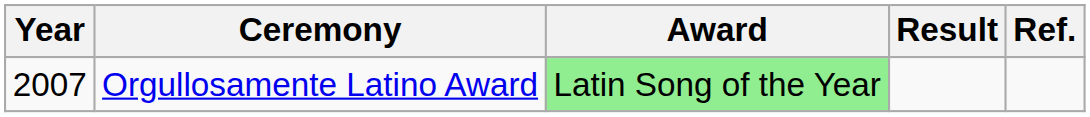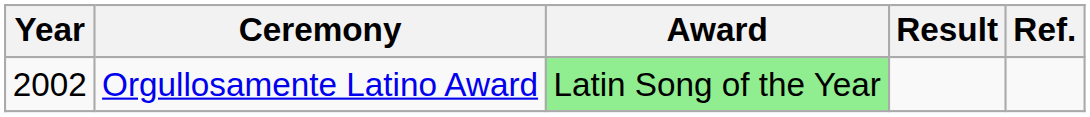(50, 83) 2007 -> (50, 83) 2002
